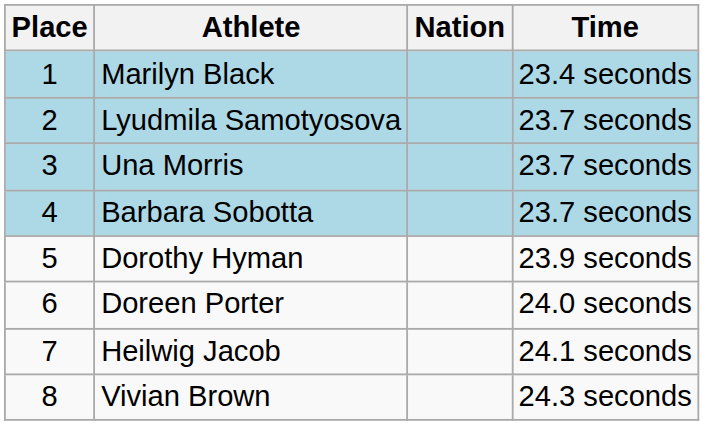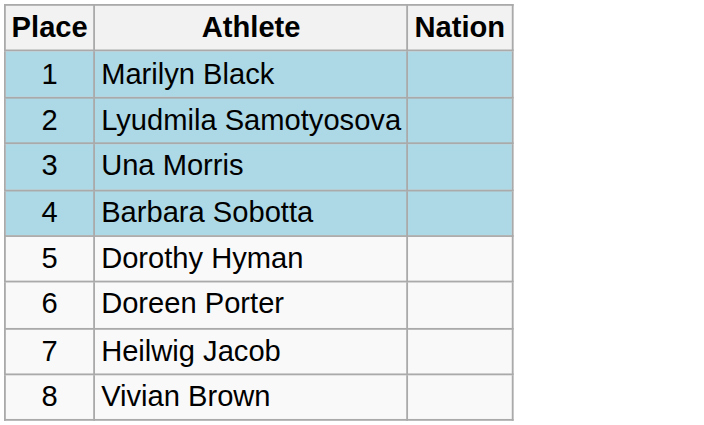- column: (605, 27)
